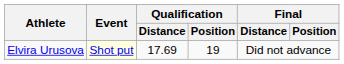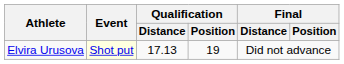(162, 50) 17.69 -> (162, 50) 17.13
